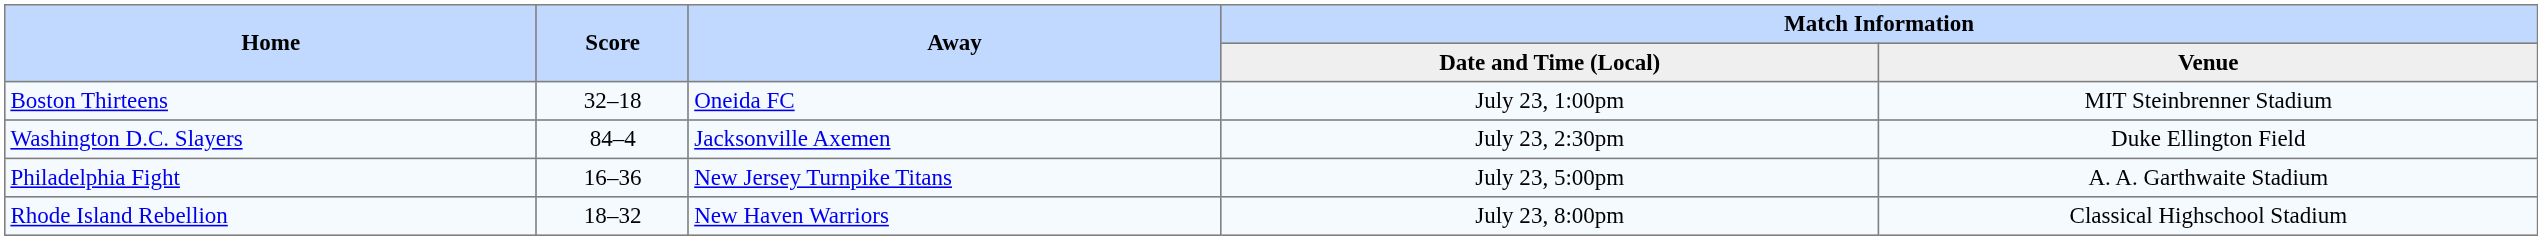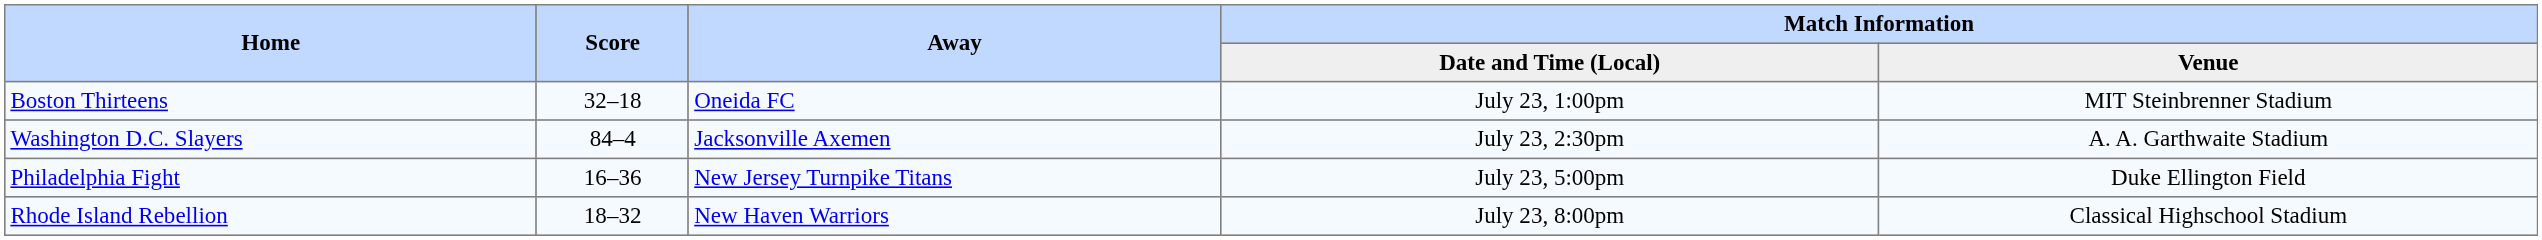(2208, 138) Duke Ellington Field -> (2208, 138) A. A. Garthwaite Stadium
(2208, 177) A. A. Garthwaite Stadium -> (2208, 177) Duke Ellington Field
